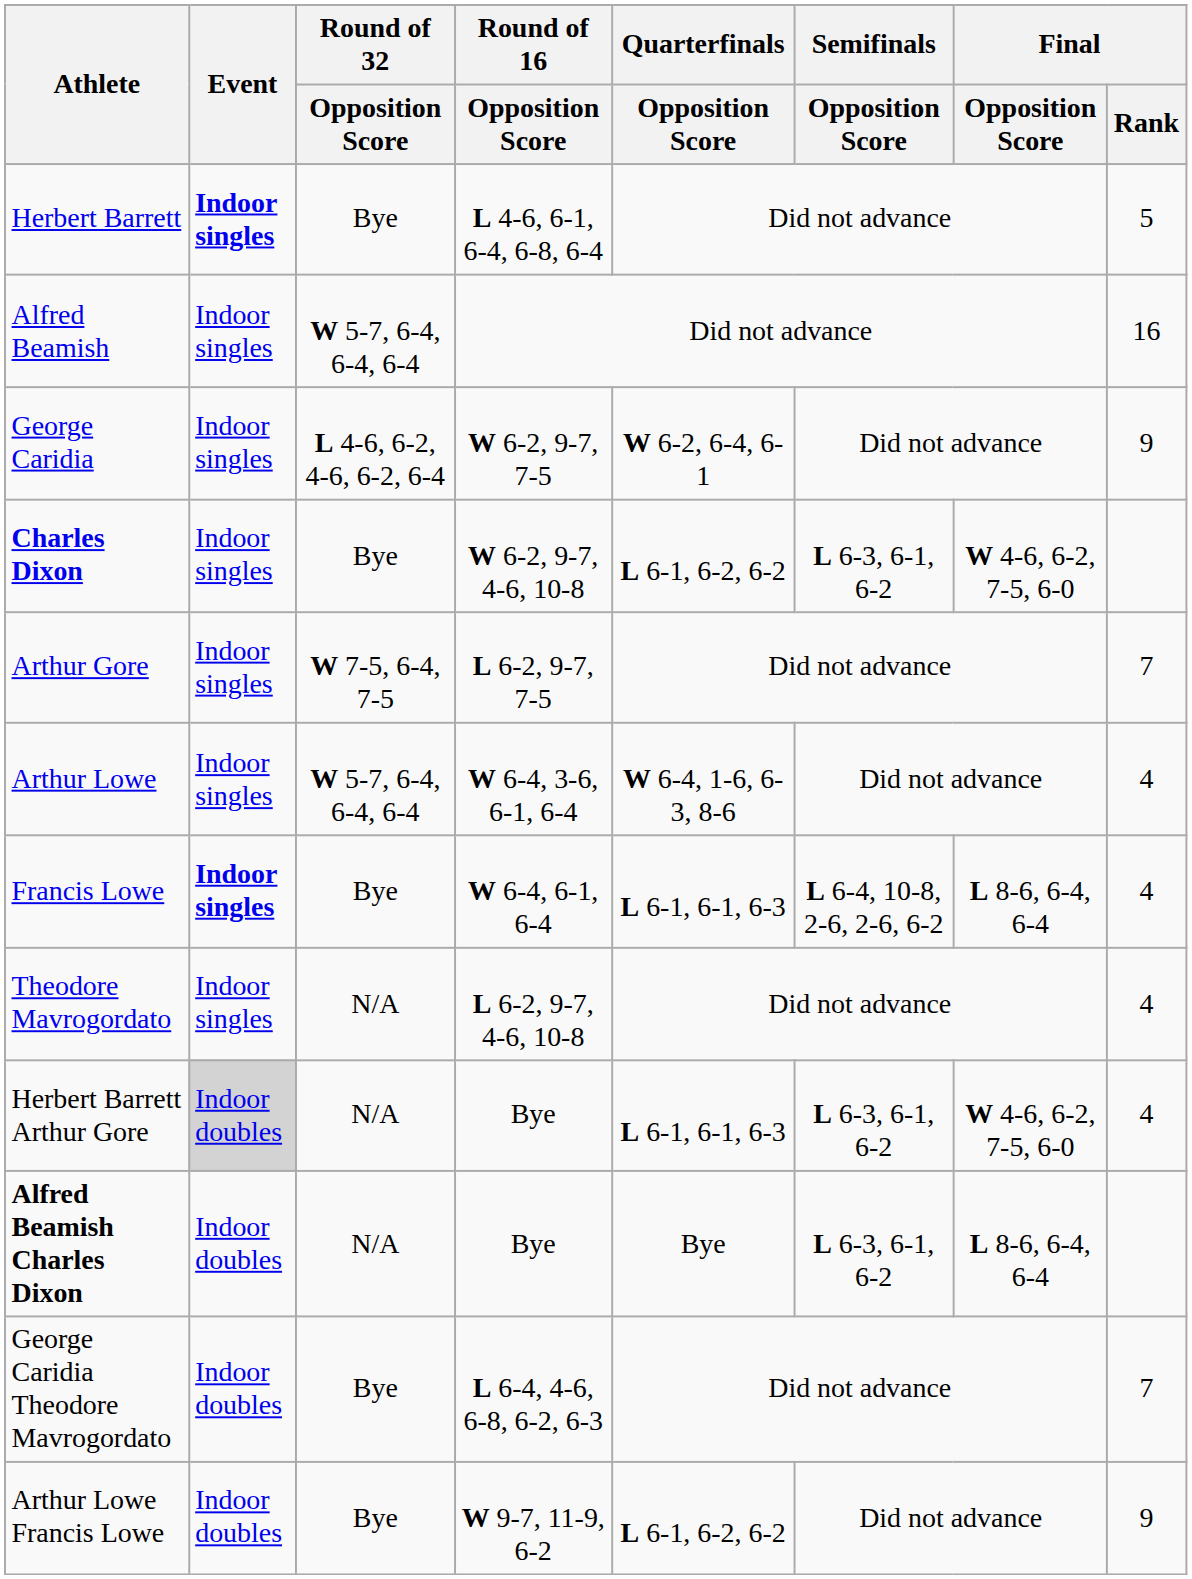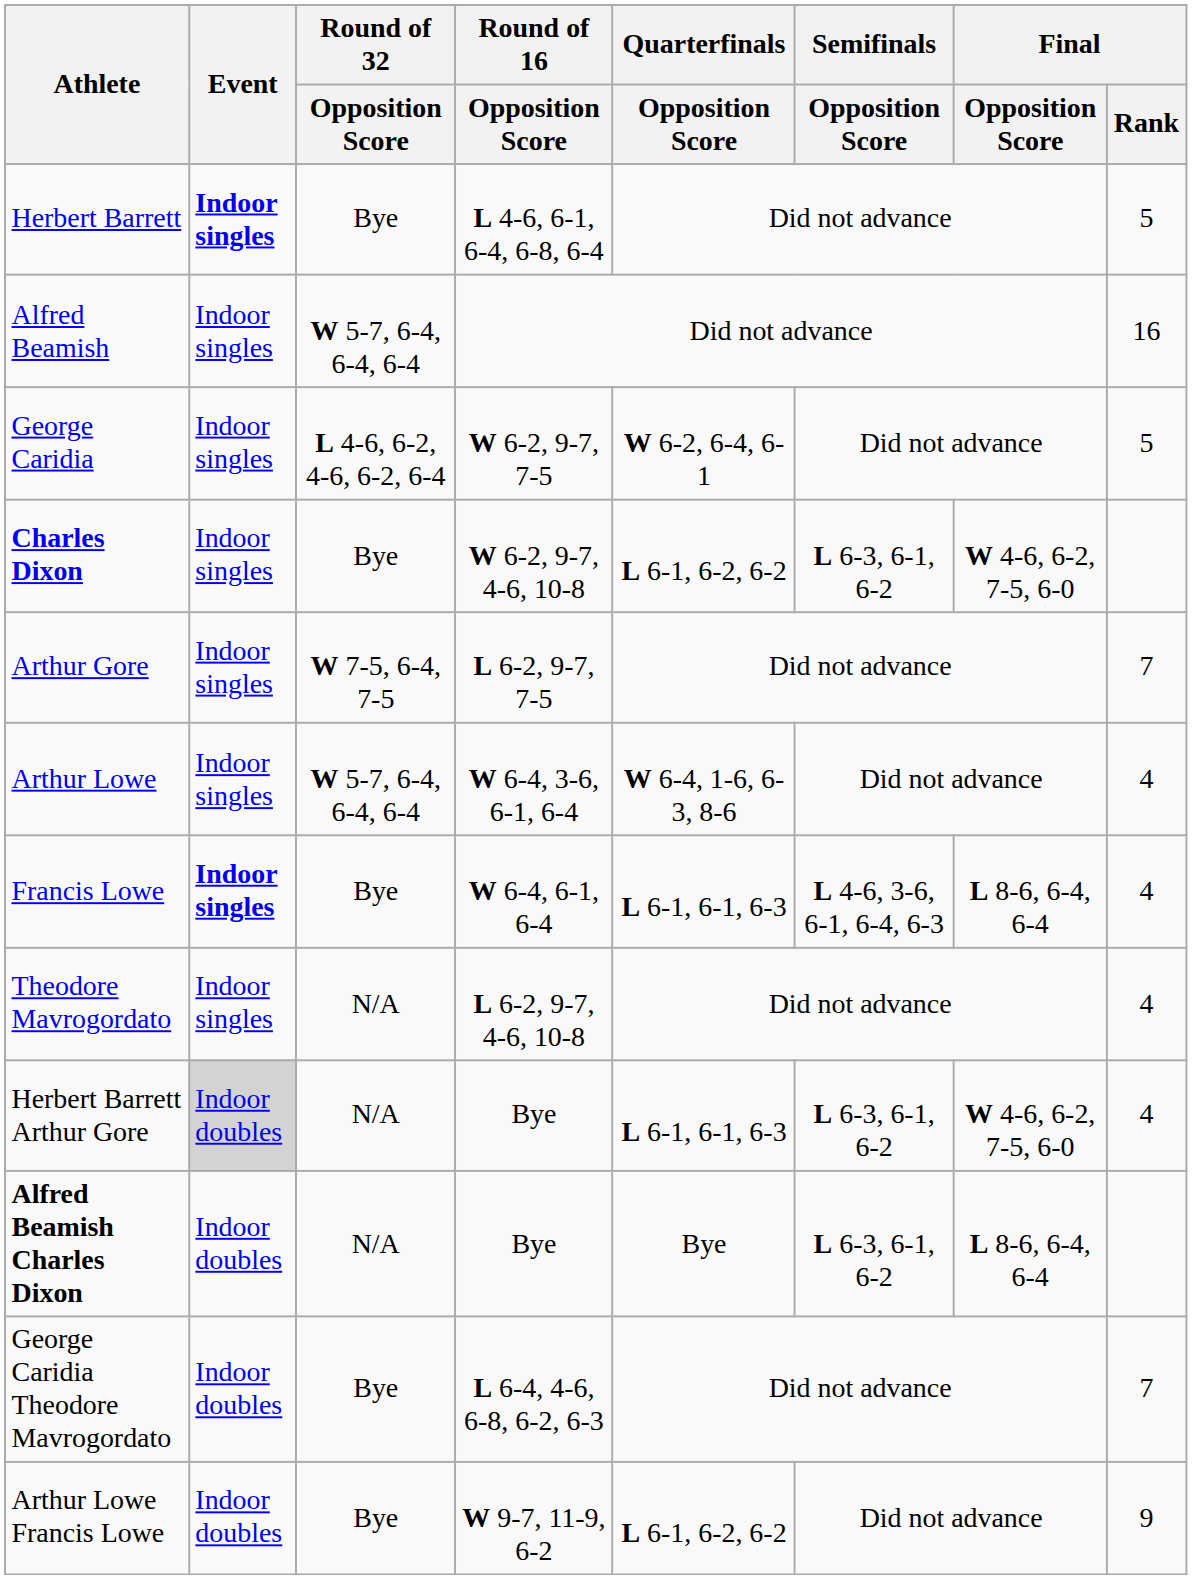(1146, 443) 9 -> (1146, 443) 5
(874, 907) L 6-4, 10-8, 2-6, 2-6, 6-2 -> (874, 907) L 4-6, 3-6, 6-1, 6-4, 6-3
